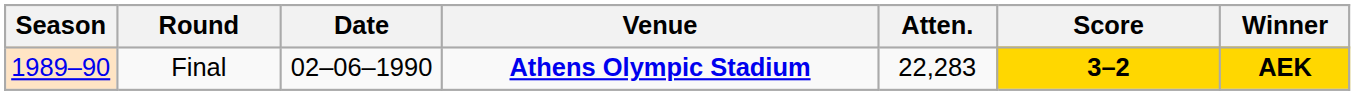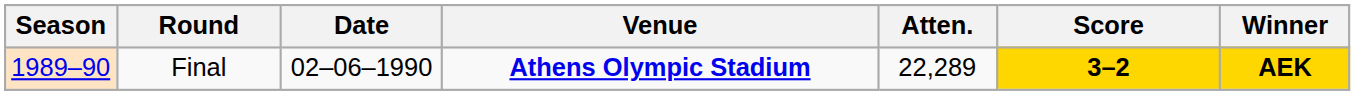(937, 68) 22,283 -> (937, 68) 22,289
